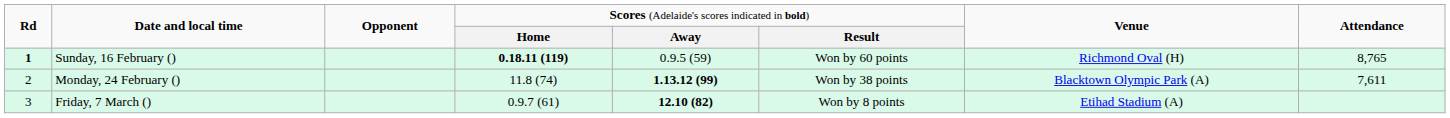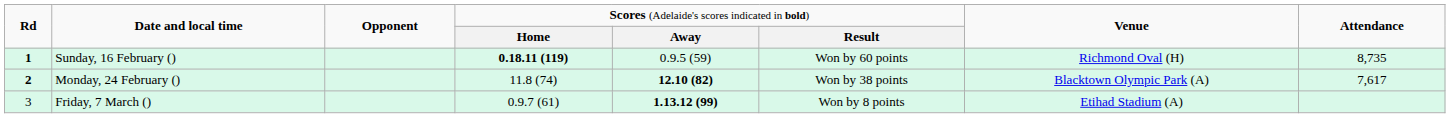(1372, 58) 8,765 -> (1372, 58) 8,735
(28, 80) normal -> (28, 80) bold
(686, 80) 1.13.12 (99) -> (686, 80) 12.10 (82)
(1372, 80) 7,611 -> (1372, 80) 7,617
(686, 102) 12.10 (82) -> (686, 102) 1.13.12 (99)
